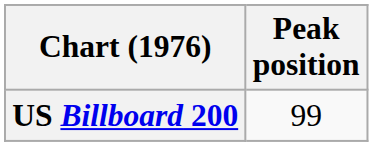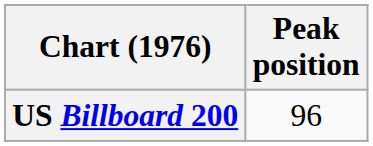(306, 114) 99 -> (306, 114) 96
